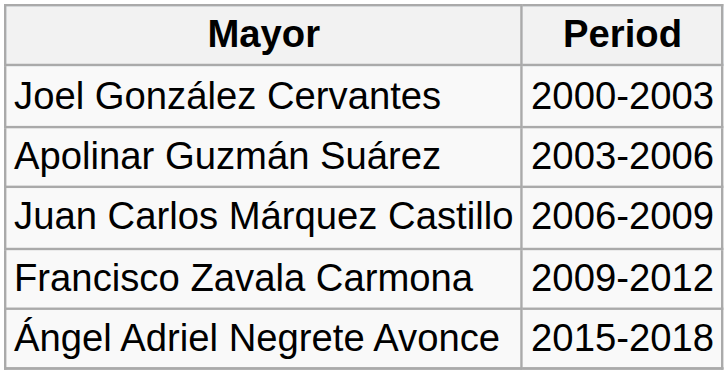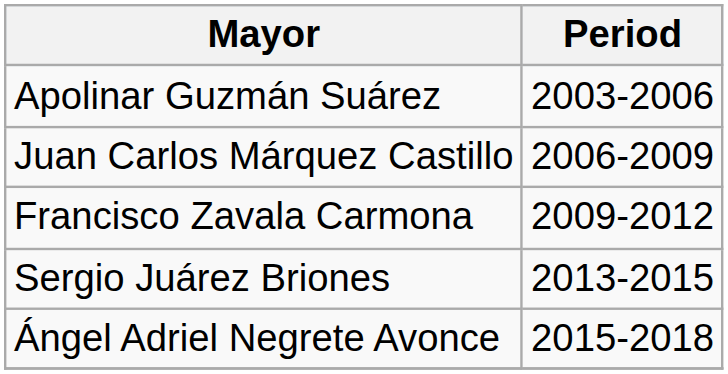- row: (228, 95)
+ row: (202, 277)
